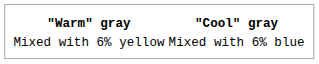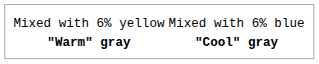rows swapped: (89, 24) <-> (89, 43)
